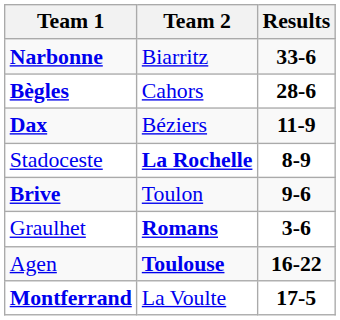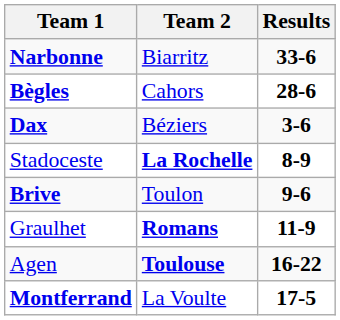(296, 125) 11-9 -> (296, 125) 3-6
(296, 228) 3-6 -> (296, 228) 11-9
